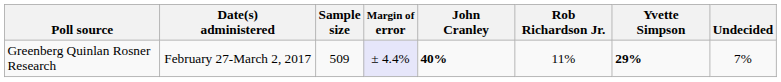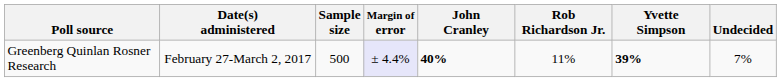(340, 58) 509 -> (340, 58) 500
(629, 58) 29% -> (629, 58) 39%
